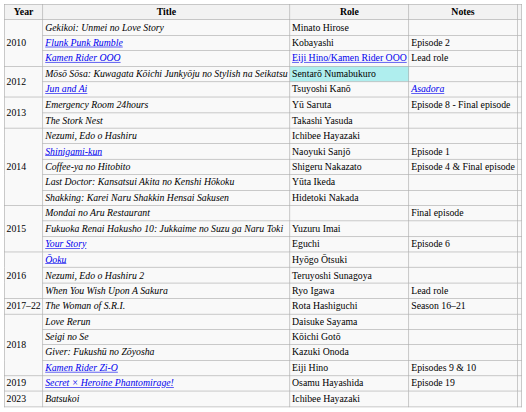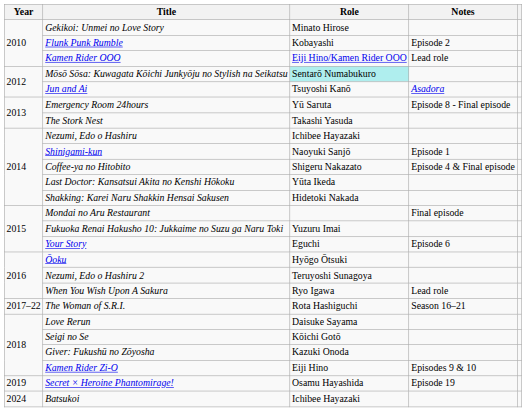(16, 399) 2023 -> (16, 399) 2024
